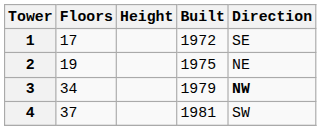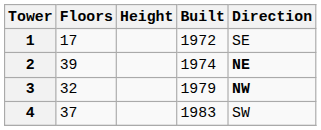(69, 65) 19 -> (69, 65) 39
(198, 65) 1975 -> (198, 65) 1974
(241, 65) normal -> (241, 65) bold
(69, 89) 34 -> (69, 89) 32
(198, 113) 1981 -> (198, 113) 1983
